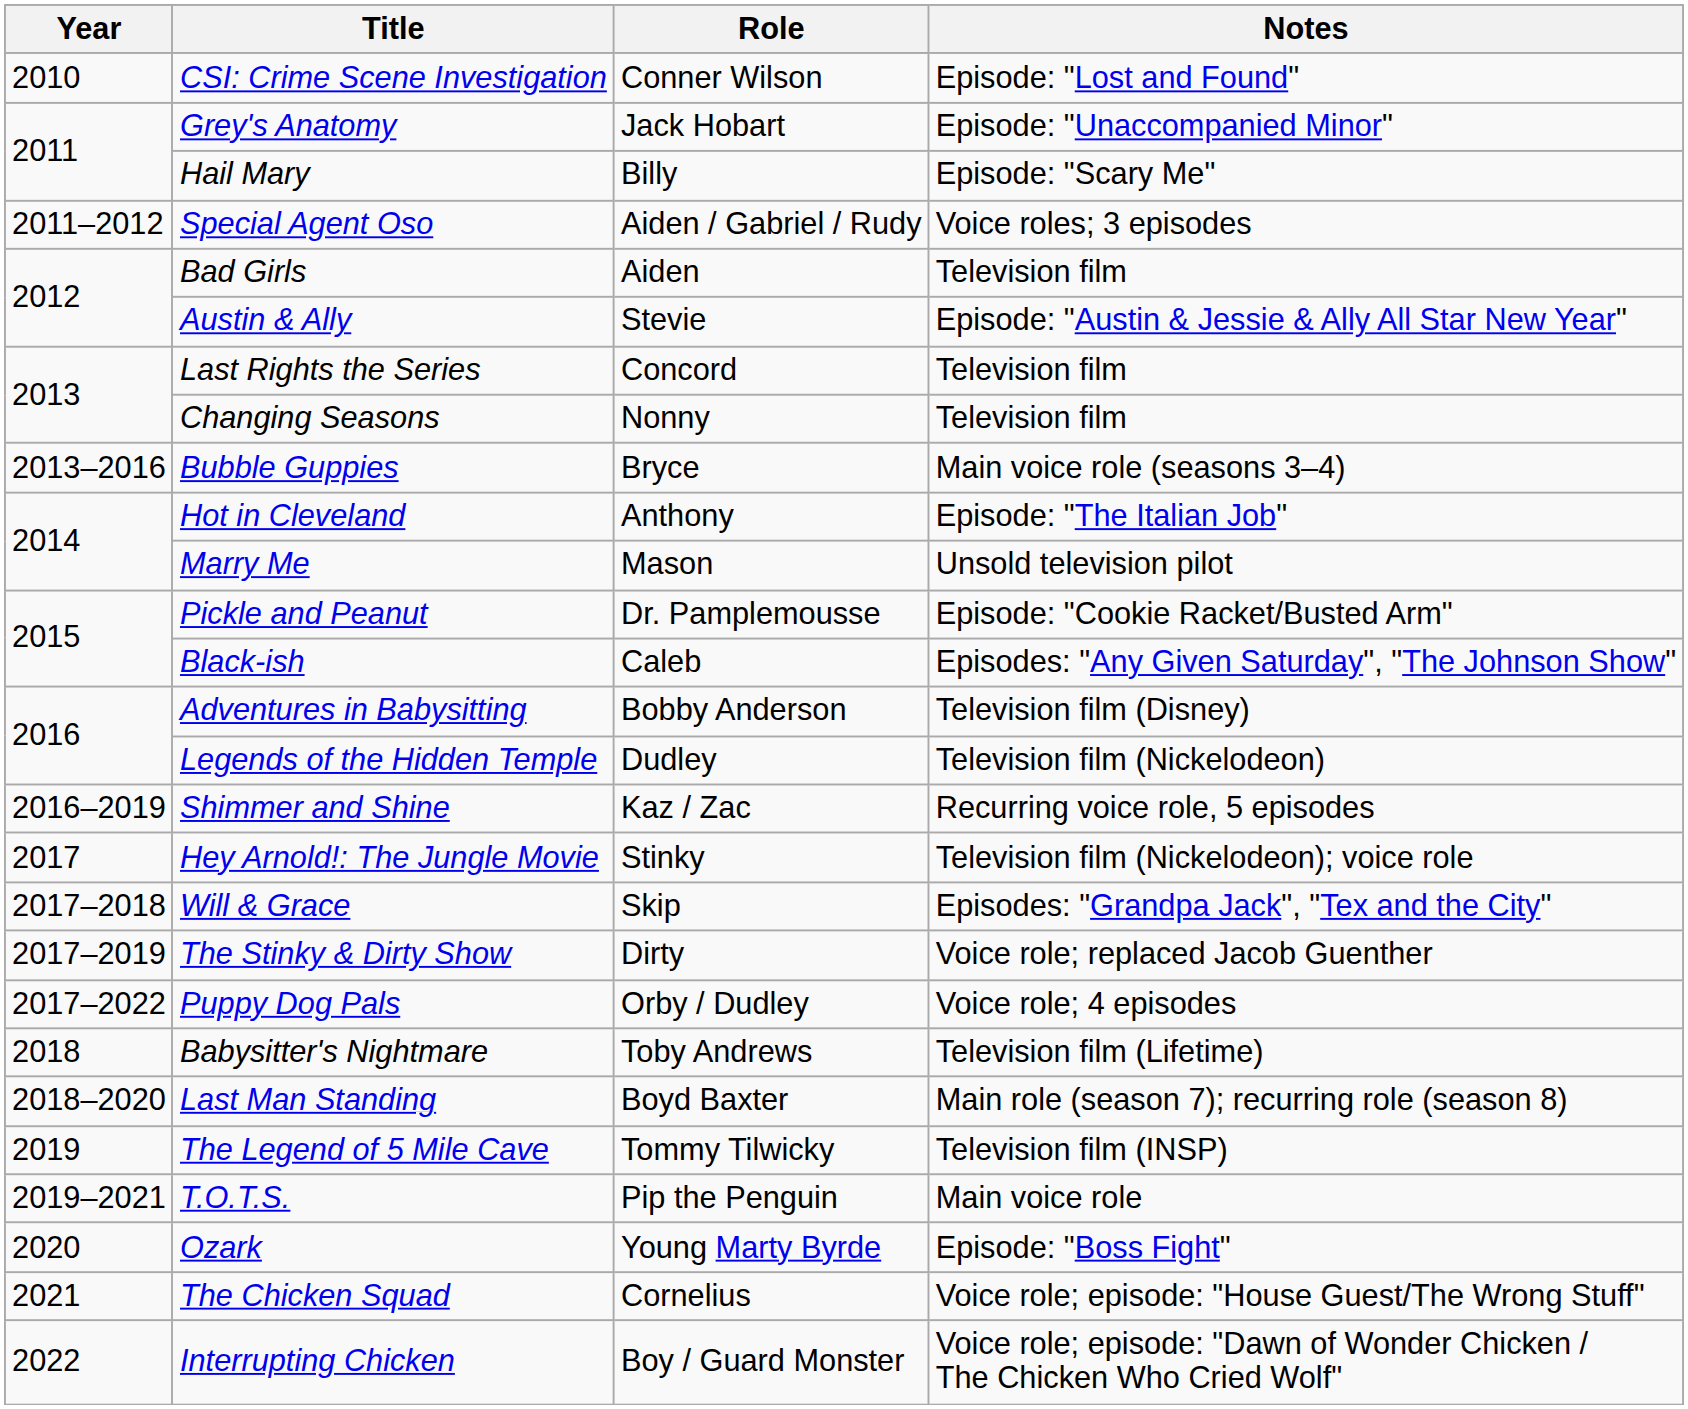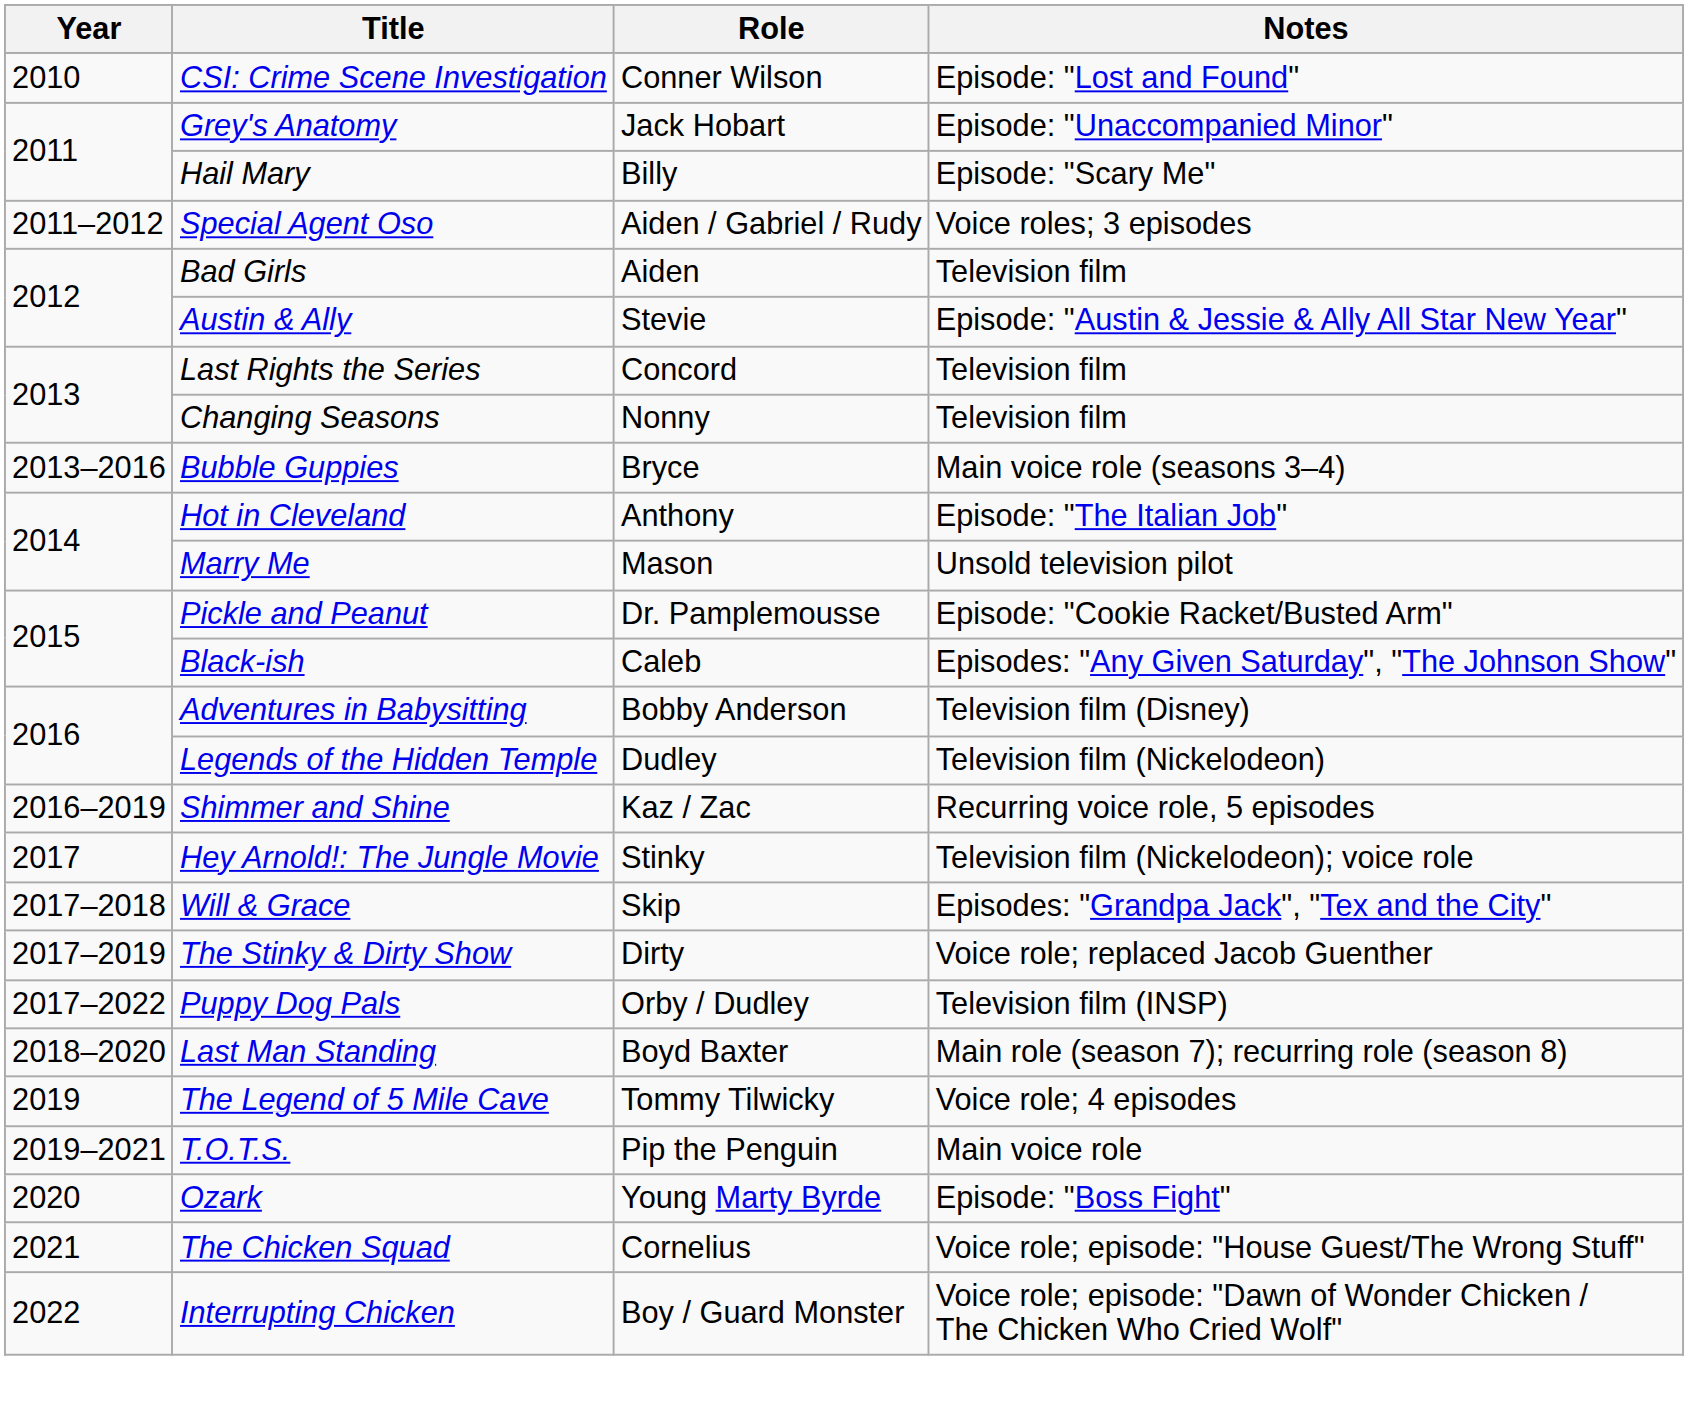(1086, 1003) Voice role; 4 episodes -> (1082, 1003) Television film (INSP)
- row: (334, 1051)
(1082, 1149) Television film (INSP) -> (1086, 1100) Voice role; 4 episodes
